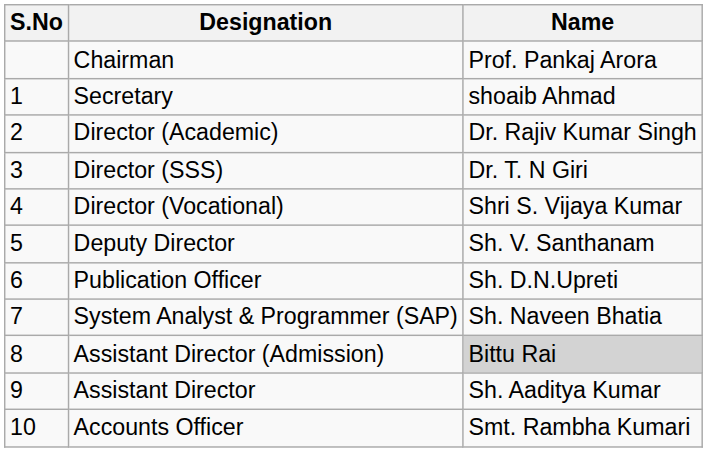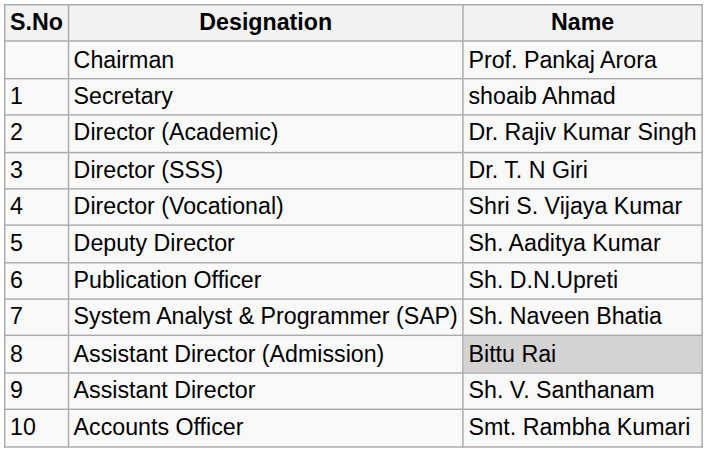(562, 243) Sh. V. Santhanam -> (565, 243) Sh. Aaditya Kumar
(565, 390) Sh. Aaditya Kumar -> (562, 390) Sh. V. Santhanam
